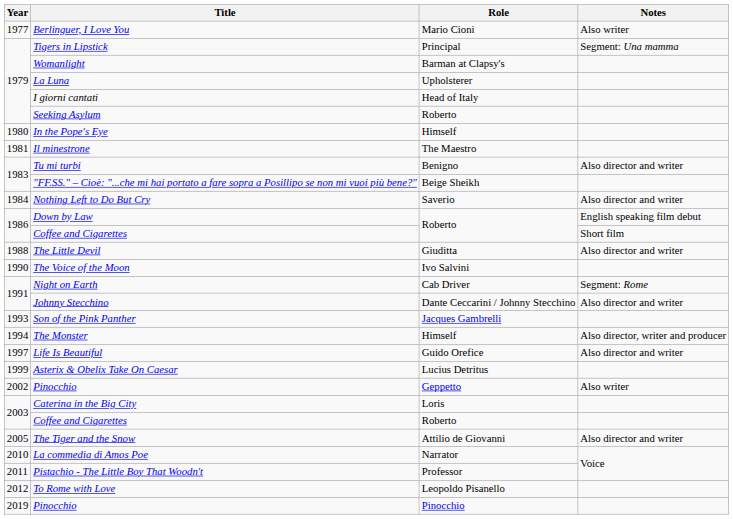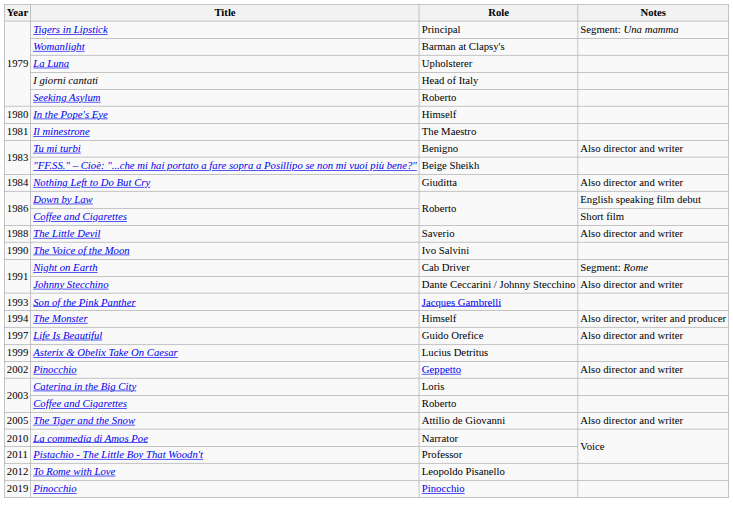- row: (18, 30)
(438, 200) Saverio -> (439, 183) Giuditta
(439, 251) Giuditta -> (438, 234) Saverio
(605, 387) Also writer -> (632, 370) Also director and writer
